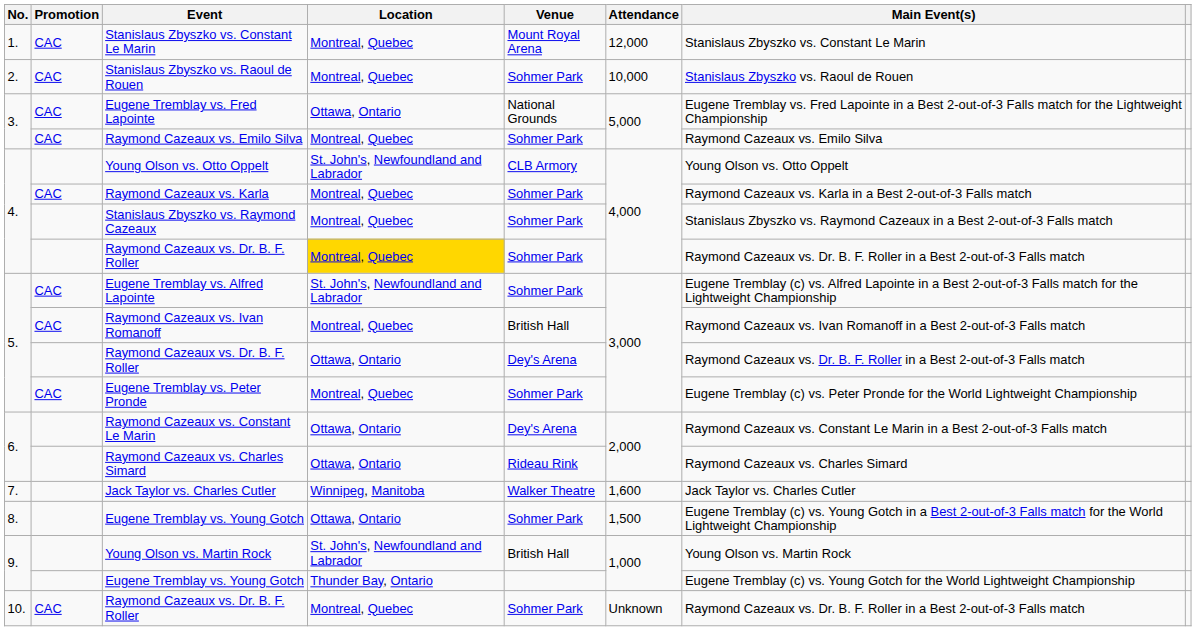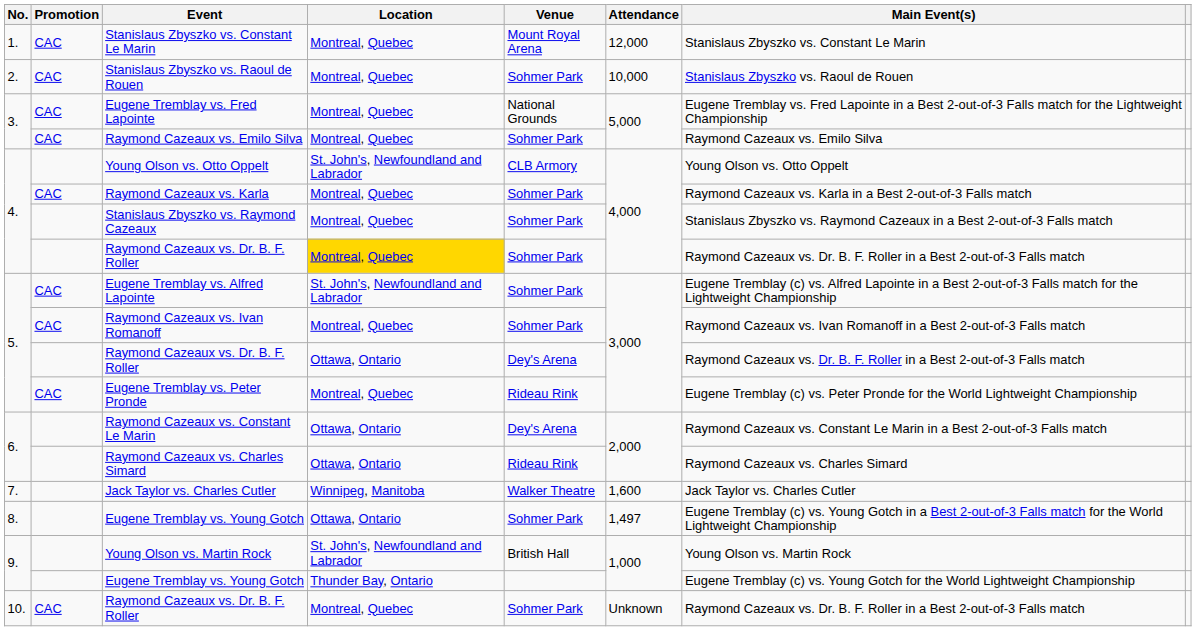(356, 111) Ottawa, Ontario -> (362, 111) Montreal, Quebec
(538, 325) British Hall -> (545, 325) Sohmer Park
(545, 394) Sohmer Park -> (543, 394) Rideau Rink
(625, 518) 1,500 -> (625, 518) 1,497
